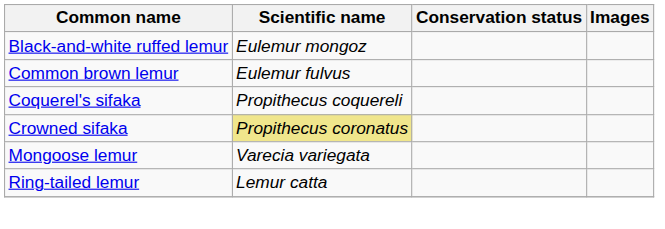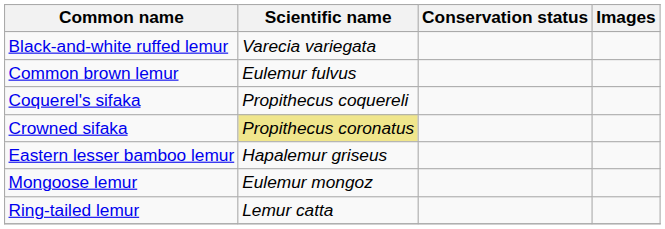(301, 45) Eulemur mongoz -> (309, 45) Varecia variegata
+ row: (121, 155)
(303, 155) Varecia variegata -> (308, 182) Eulemur mongoz
